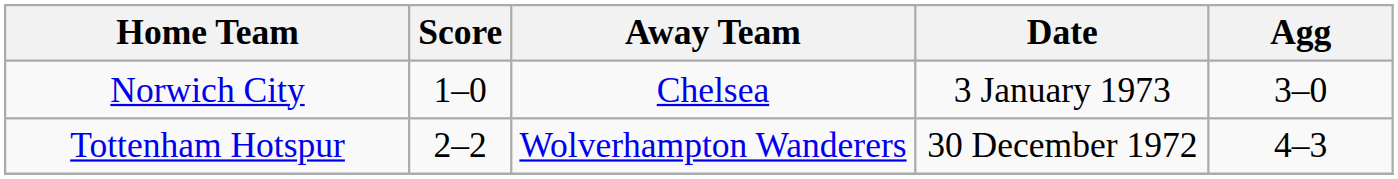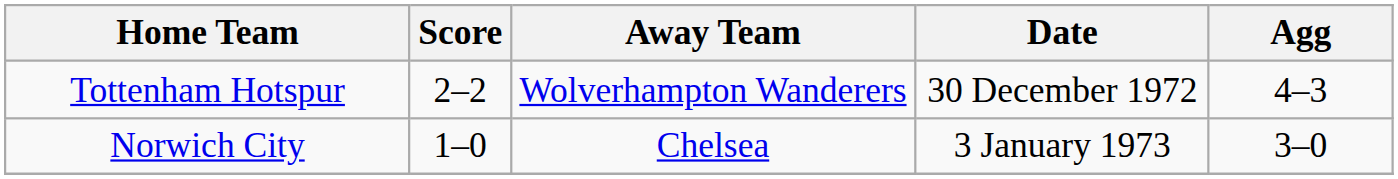rows swapped: (208, 88) <-> (208, 145)
